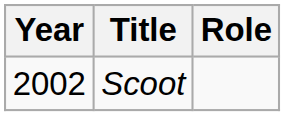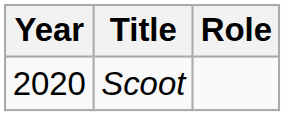(49, 82) 2002 -> (49, 82) 2020
